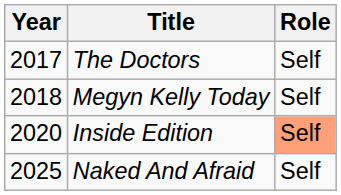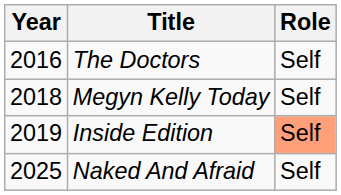(36, 60) 2017 -> (36, 60) 2016
(36, 134) 2020 -> (36, 134) 2019
